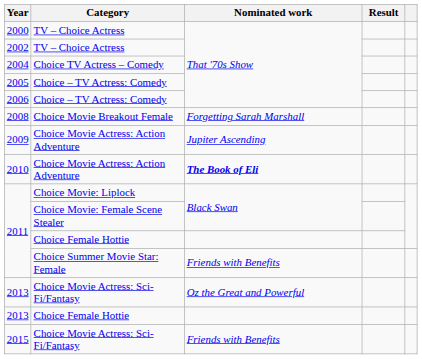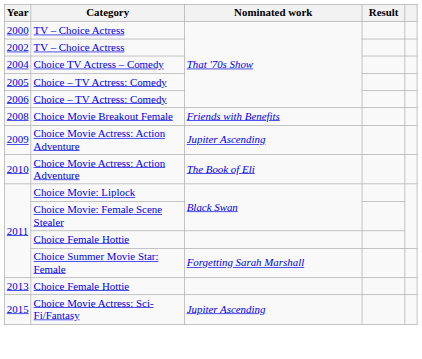(245, 116) Forgetting Sarah Marshall -> (233, 116) Friends with Benefits
(223, 169) bold -> (221, 169) normal
(233, 263) Friends with Benefits -> (245, 263) Forgetting Sarah Marshall
- row: (18, 292)
(233, 339) Friends with Benefits -> (226, 309) Jupiter Ascending
